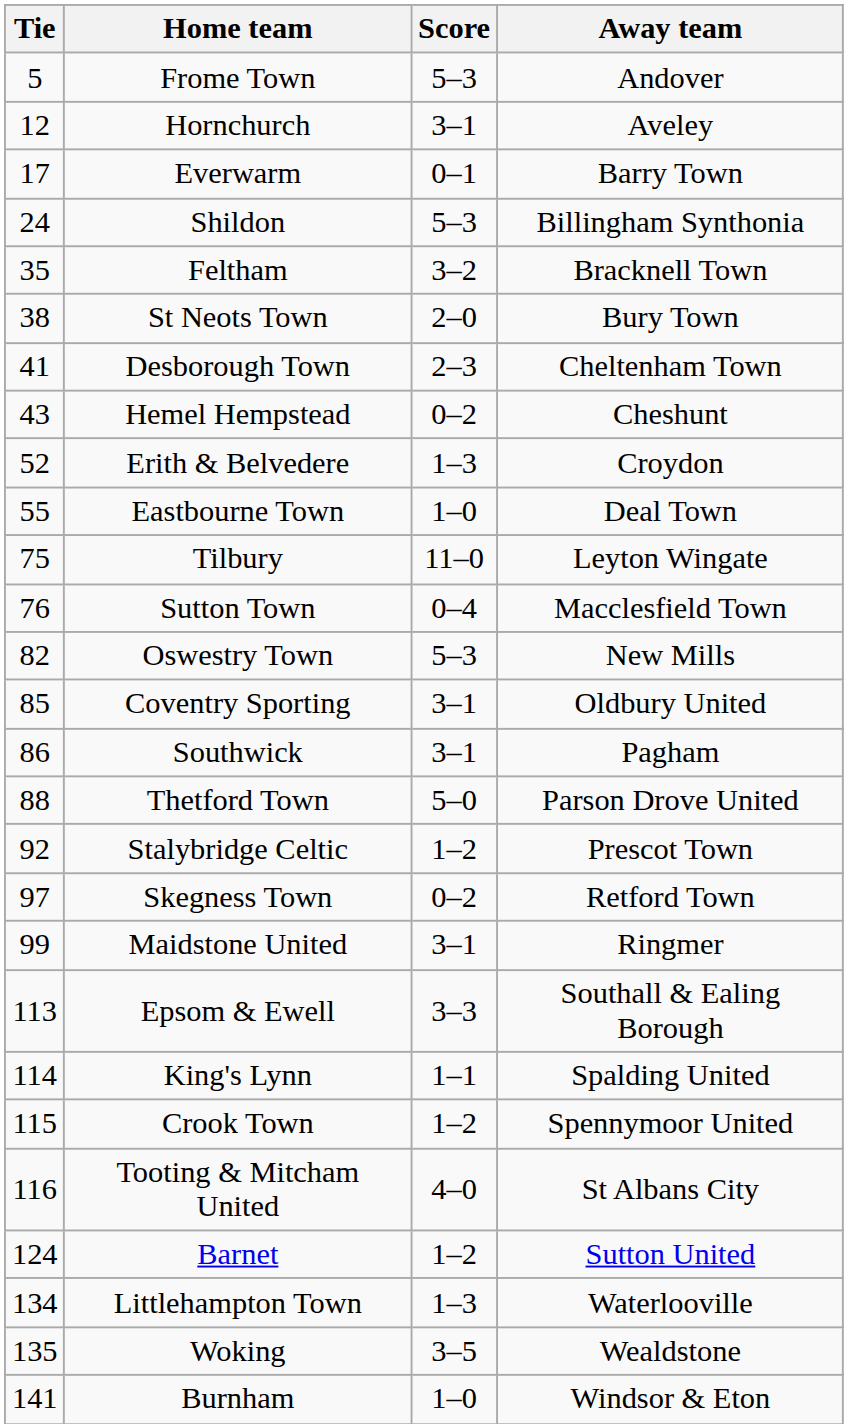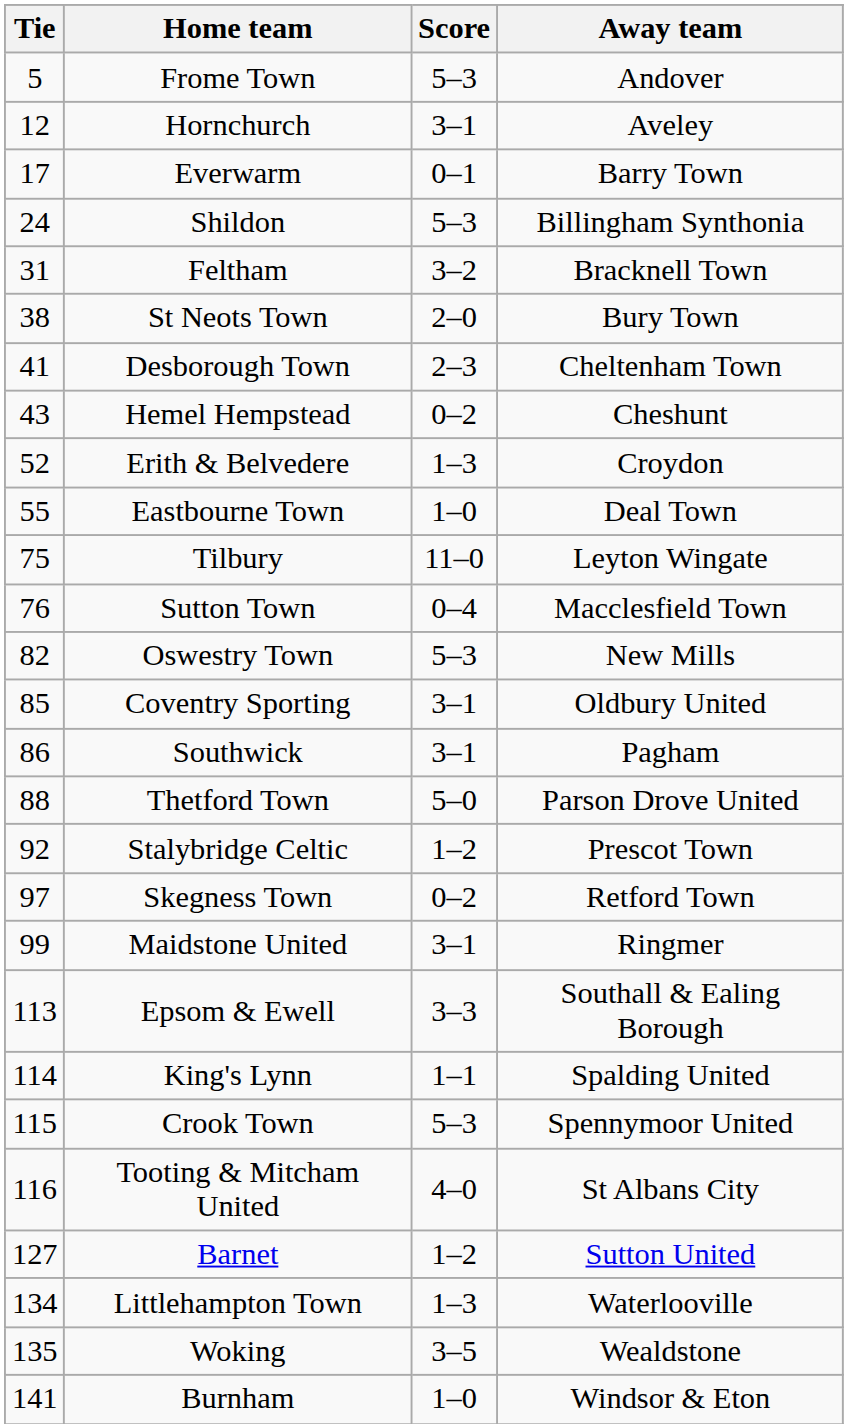(35, 269) 35 -> (35, 269) 31
(454, 1123) 1–2 -> (454, 1123) 5–3
(35, 1254) 124 -> (35, 1254) 127
